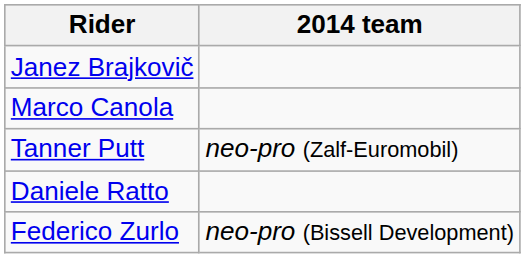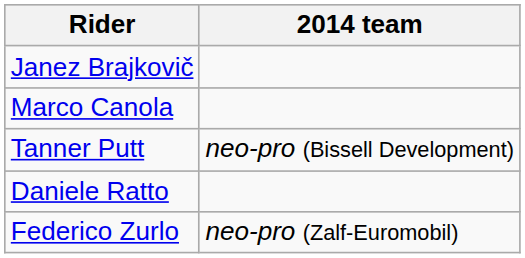(332, 149) neo-pro (Zalf-Euromobil) -> (360, 149) neo-pro (Bissell Development)
(360, 231) neo-pro (Bissell Development) -> (332, 231) neo-pro (Zalf-Euromobil)
